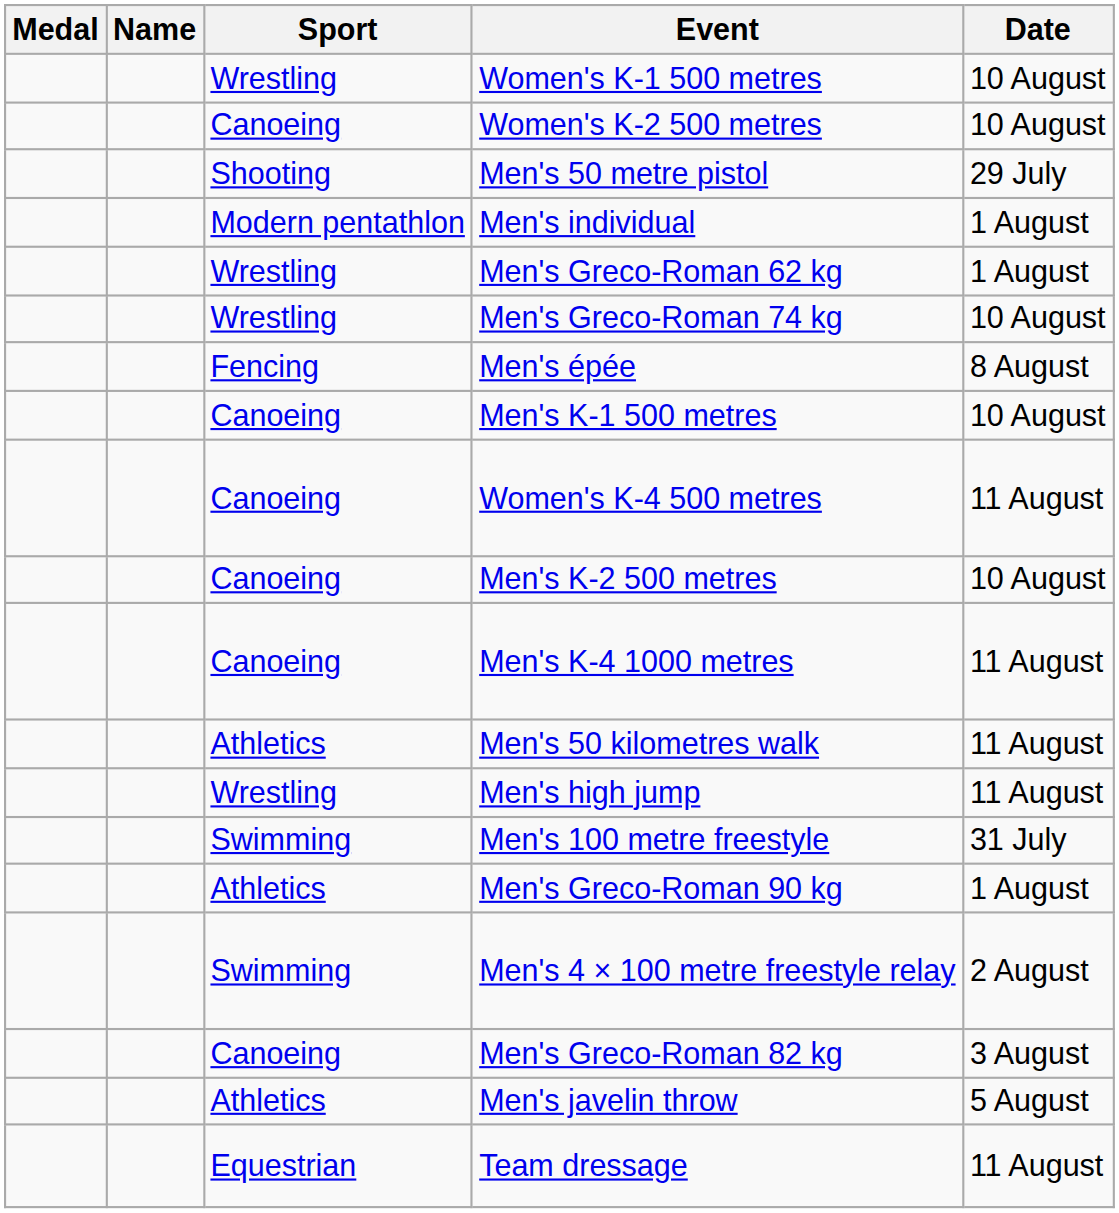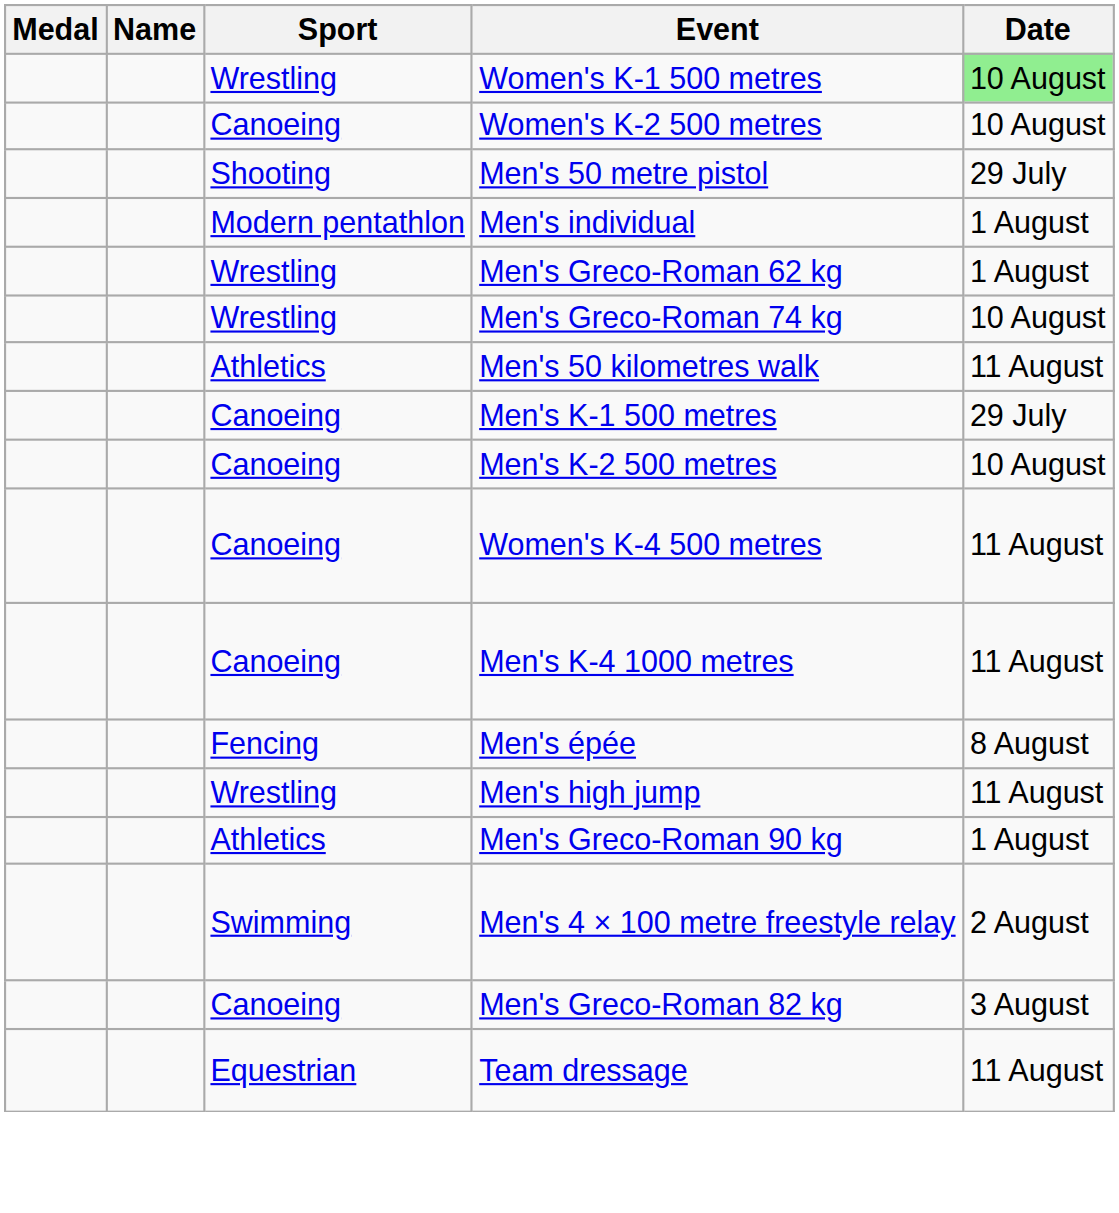(1038, 78) no background -> (1038, 78) lightgreen background
rows swapped: (558, 367) <-> (649, 744)
(1038, 415) 10 August -> (1018, 415) 29 July
rows swapped: (628, 580) <-> (651, 498)
- row: (654, 840)
- row: (608, 1101)
